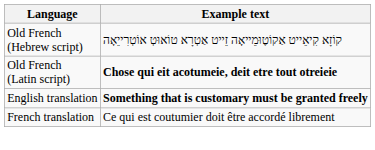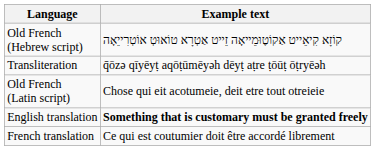+ row: (42, 65)
(220, 72) bold -> (214, 91) normal
